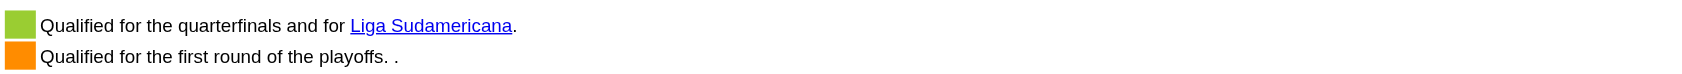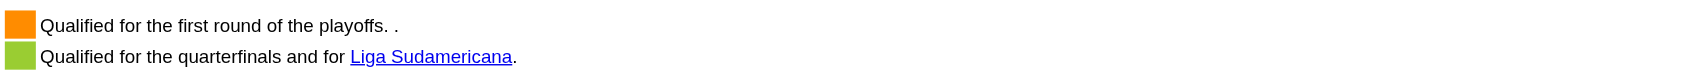rows swapped: (279, 25) <-> (220, 56)
